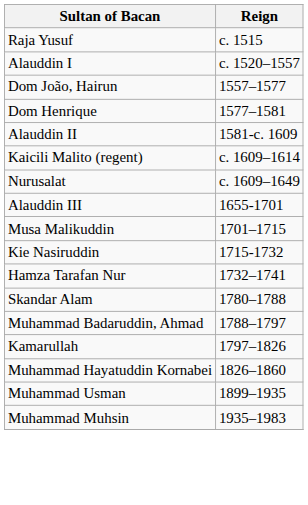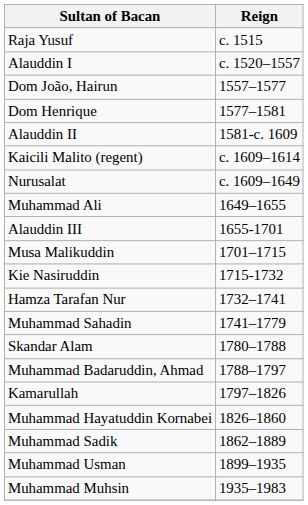+ row: (55, 205)
+ row: (70, 323)
+ row: (63, 441)
